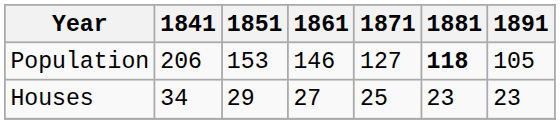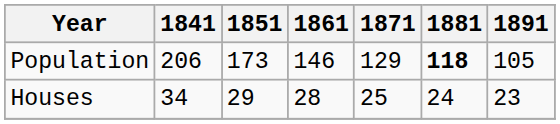(248, 61) 153 -> (248, 61) 173
(381, 61) 127 -> (381, 61) 129
(307, 99) 27 -> (307, 99) 28
(441, 99) 23 -> (441, 99) 24
